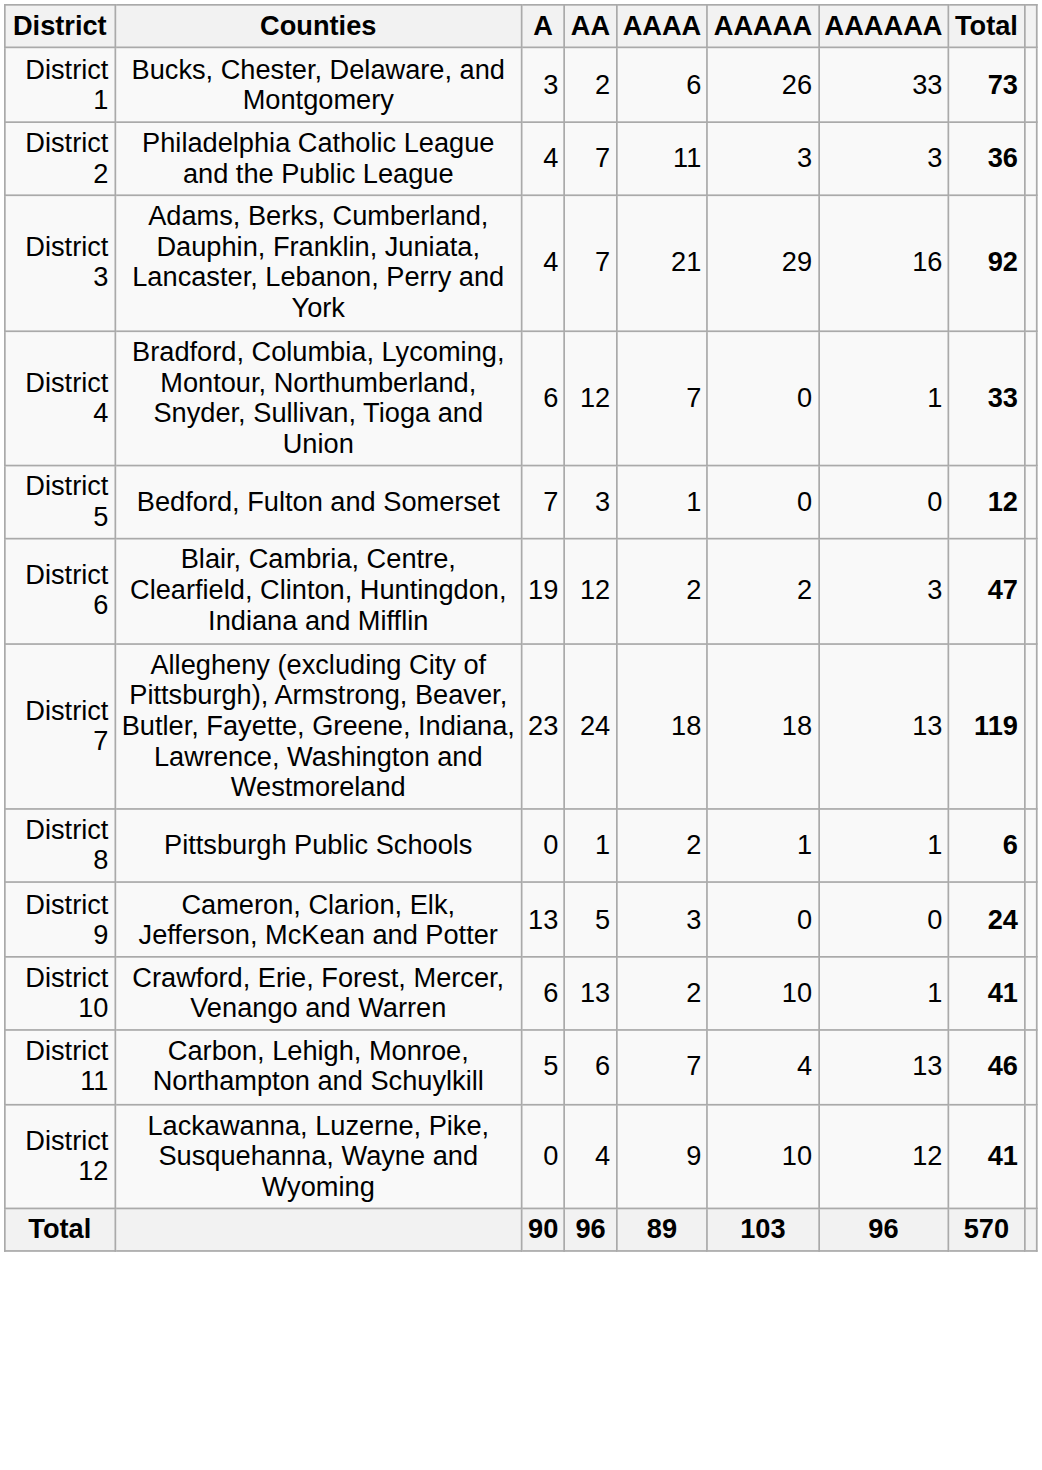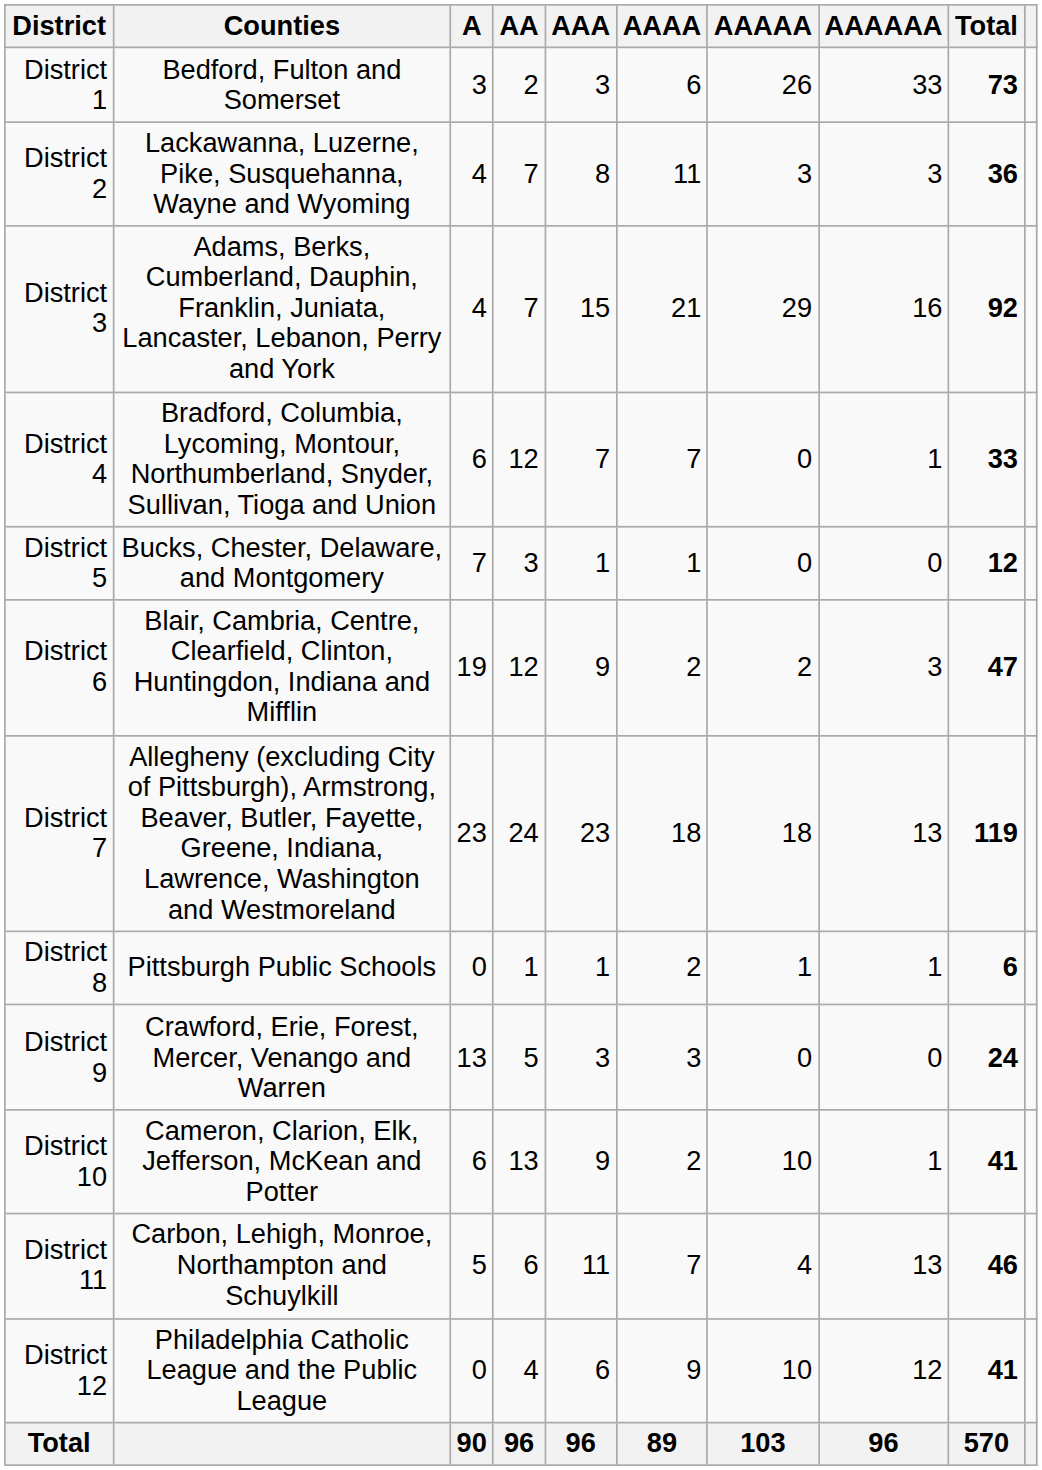+ column: (581, 26)
(318, 84) Bucks, Chester, Delaware, and Montgomery -> (282, 84) Bedford, Fulton and Somerset
(318, 158) Philadelphia Catholic League and the Public League -> (282, 173) Lackawanna, Luzerne, Pike, Susquehanna, Wayne and Wyoming
(318, 501) Bedford, Fulton and Somerset -> (282, 563) Bucks, Chester, Delaware, and Montgomery
(318, 919) Cameron, Clarion, Elk, Jefferson, McKean and Potter -> (282, 1056) Crawford, Erie, Forest, Mercer, Venango and Warren
(318, 992) Crawford, Erie, Forest, Mercer, Venango and Warren -> (282, 1161) Cameron, Clarion, Elk, Jefferson, McKean and Potter
(318, 1155) Lackawanna, Luzerne, Pike, Susquehanna, Wayne and Wyoming -> (282, 1369) Philadelphia Catholic League and the Public League
